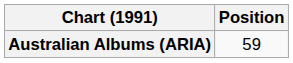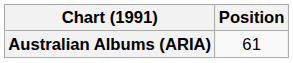(252, 44) 59 -> (252, 44) 61
